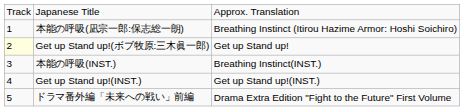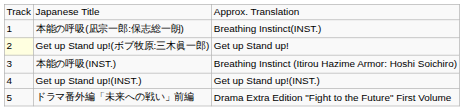(335, 29) Breathing Instinct (Itirou Hazime Armor: Hoshi Soichiro) -> (268, 29) Breathing Instinct(INST.)
(268, 64) Breathing Instinct(INST.) -> (335, 64) Breathing Instinct (Itirou Hazime Armor: Hoshi Soichiro)
